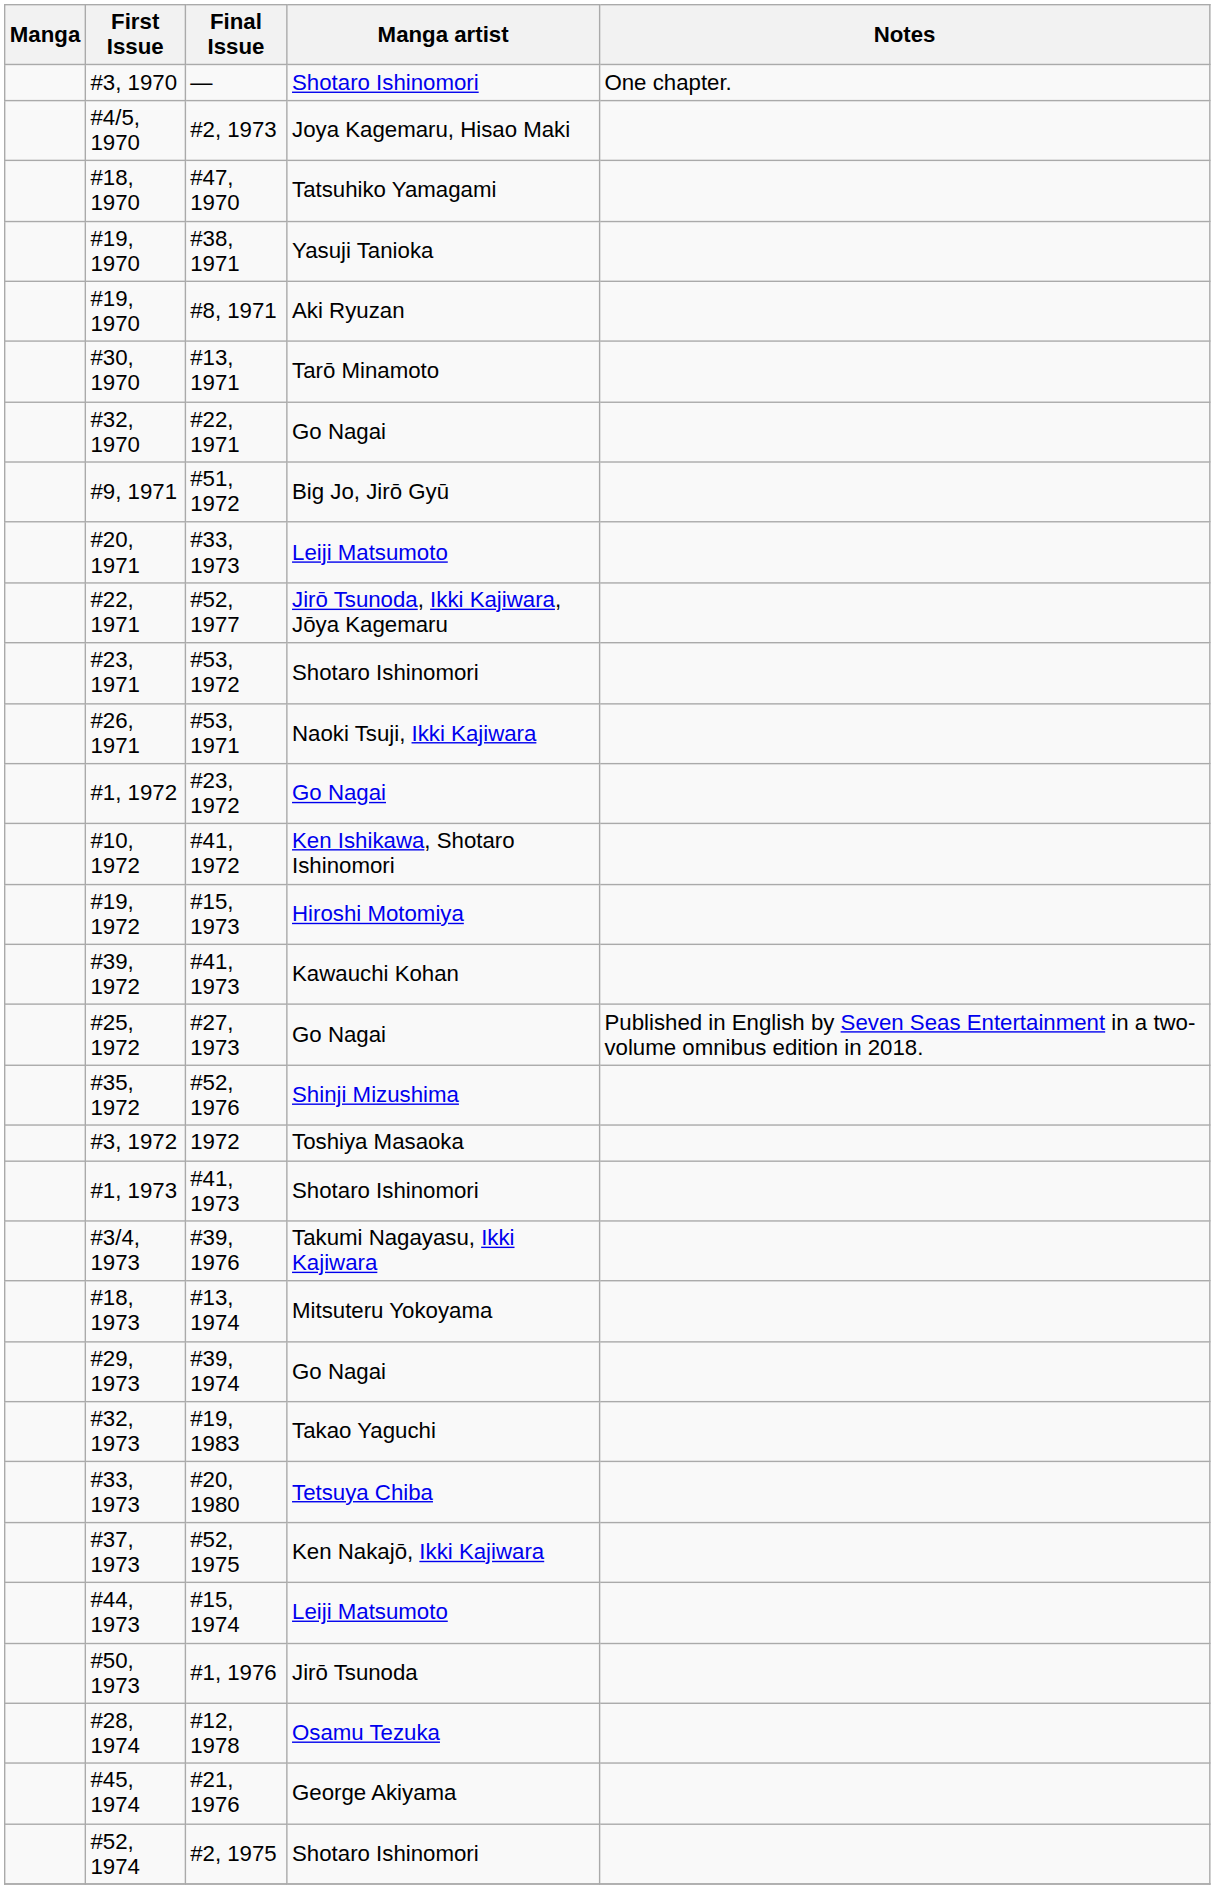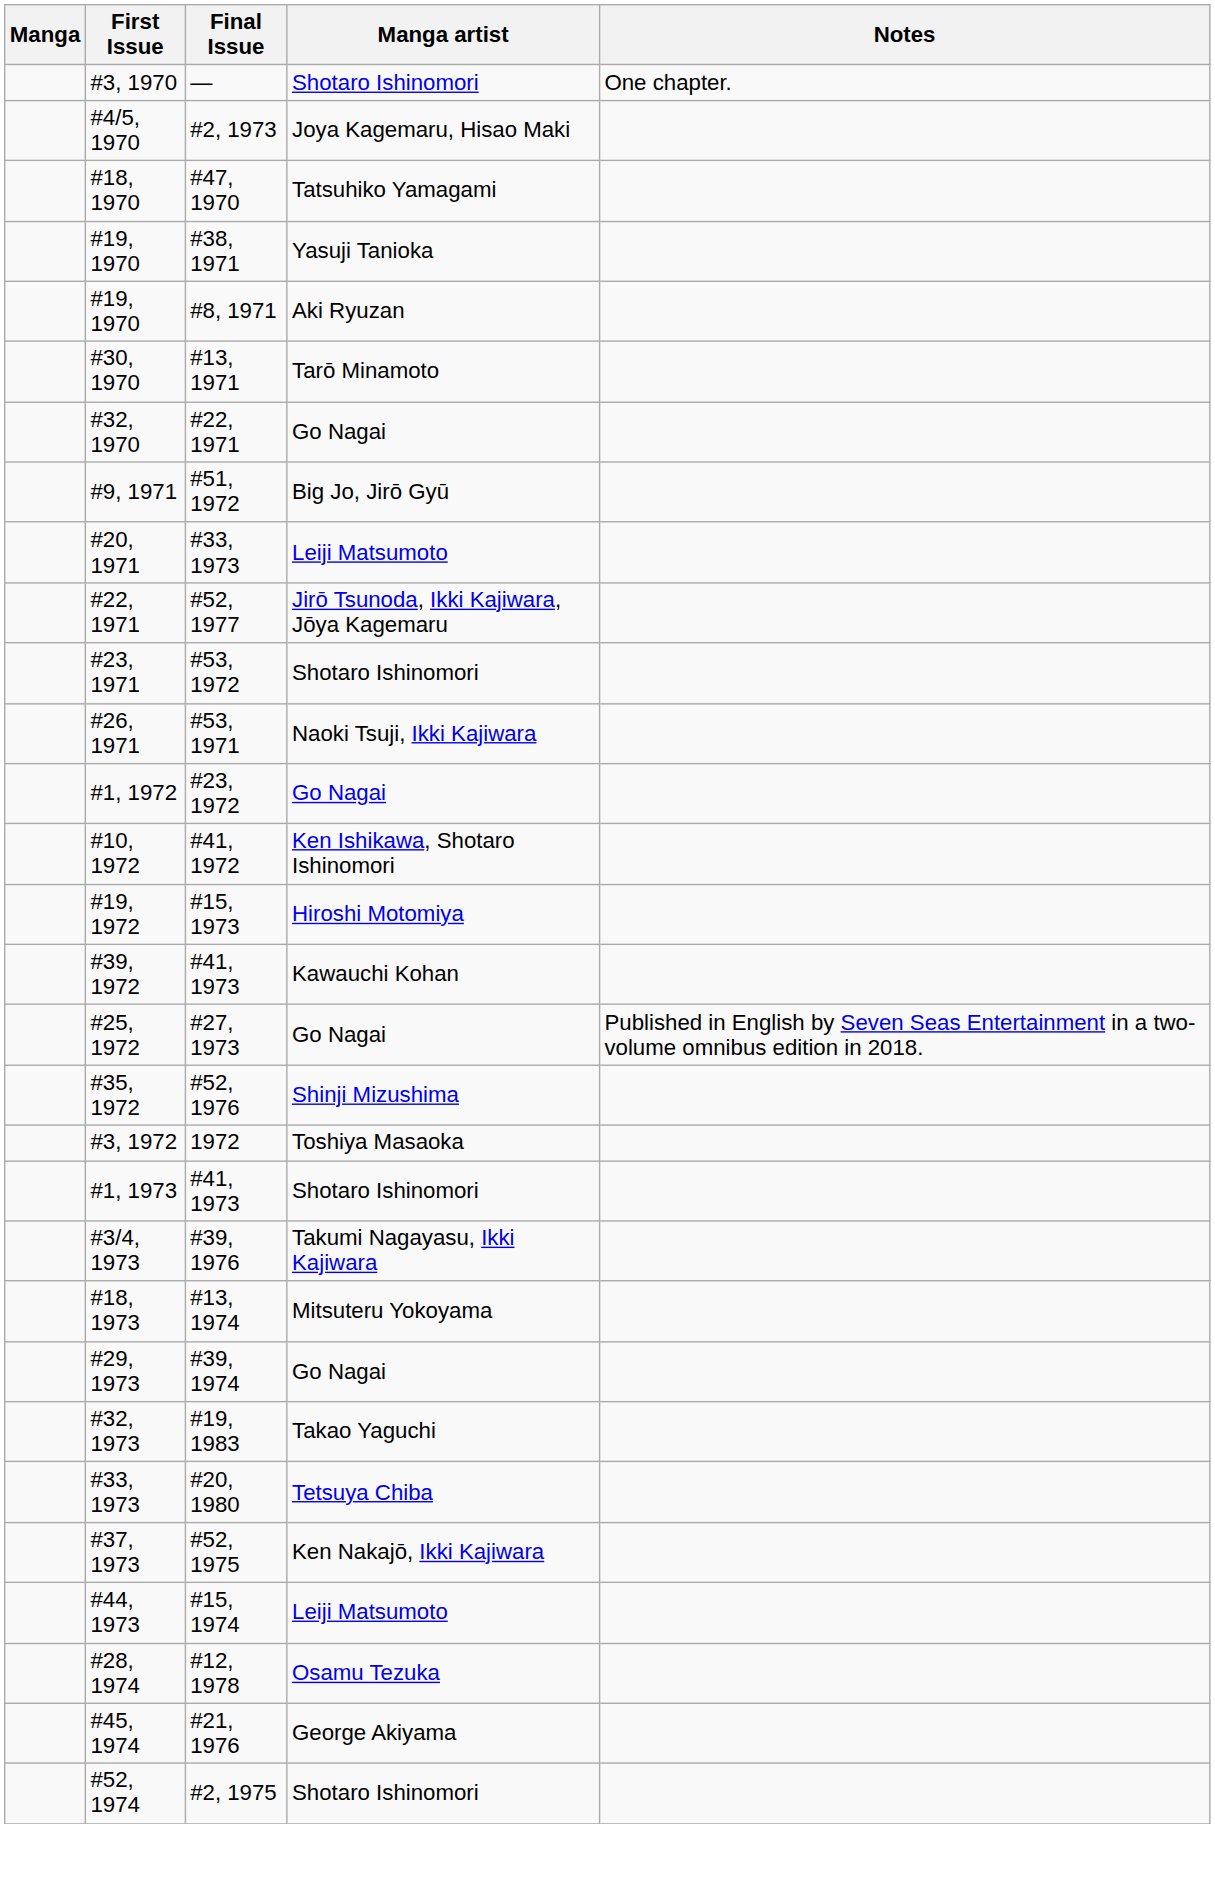- row: (115, 1672)
